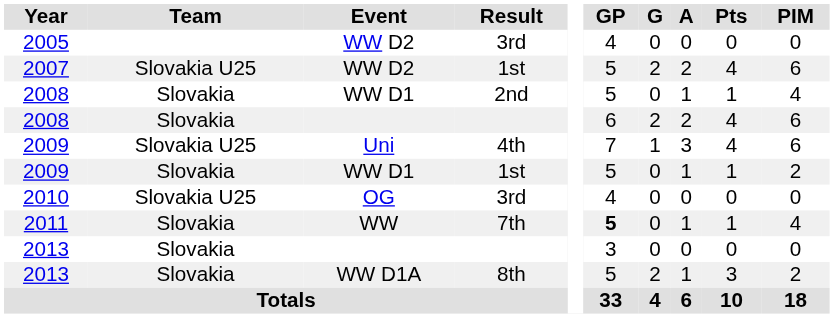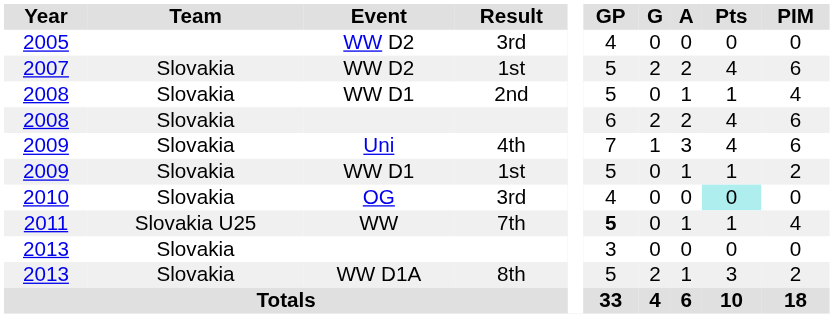(196, 68) Slovakia U25 -> (196, 68) Slovakia
(196, 145) Slovakia U25 -> (196, 145) Slovakia
(196, 197) Slovakia U25 -> (196, 197) Slovakia
(731, 197) no background -> (731, 197) paleturquoise background
(196, 223) Slovakia -> (196, 223) Slovakia U25
